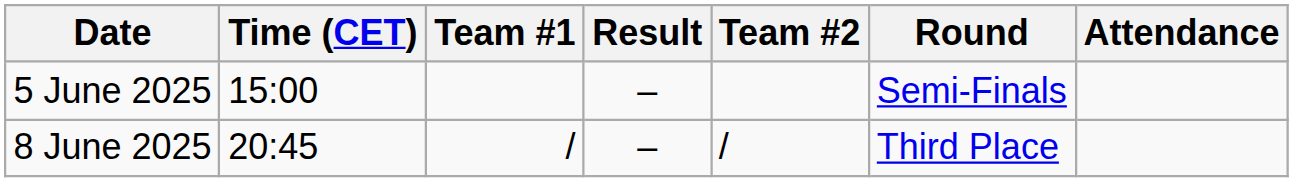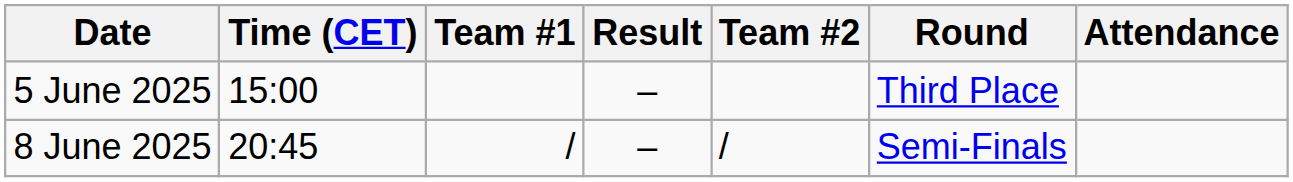(972, 90) Semi-Finals -> (968, 90) Third Place
(968, 147) Third Place -> (972, 147) Semi-Finals
